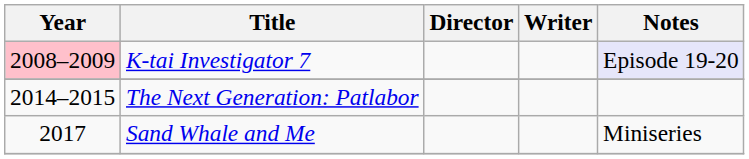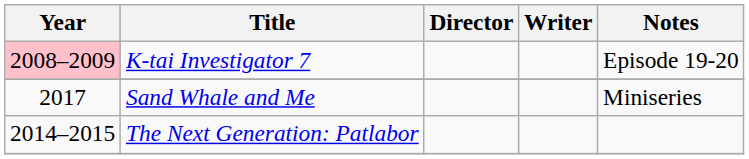(671, 60) lavender background -> (671, 60) no background
rows swapped: (272, 97) <-> (220, 134)
